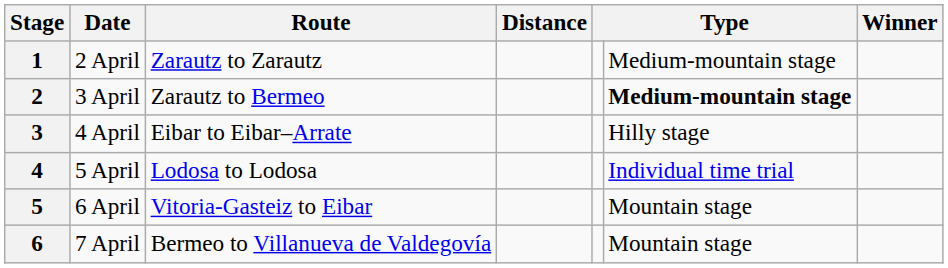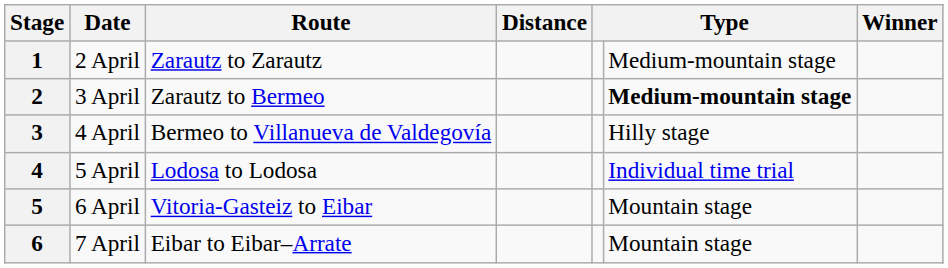(251, 133) Eibar to Eibar–Arrate -> (321, 133) Bermeo to Villanueva de Valdegovía
(321, 243) Bermeo to Villanueva de Valdegovía -> (251, 243) Eibar to Eibar–Arrate
